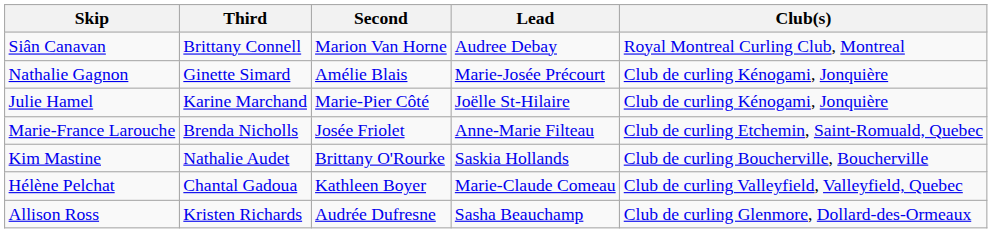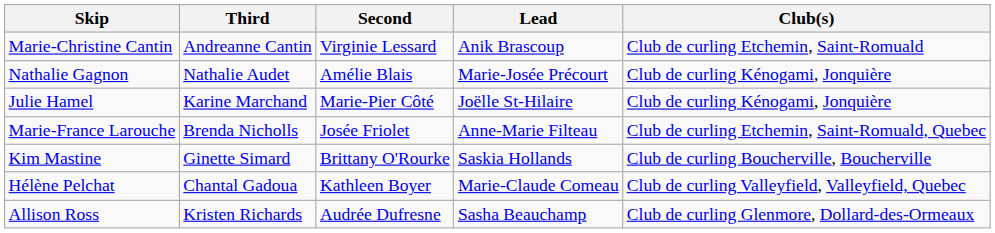- row: (57, 46)
+ row: (90, 46)
(237, 74) Ginette Simard -> (236, 74) Nathalie Audet
(236, 158) Nathalie Audet -> (237, 158) Ginette Simard
